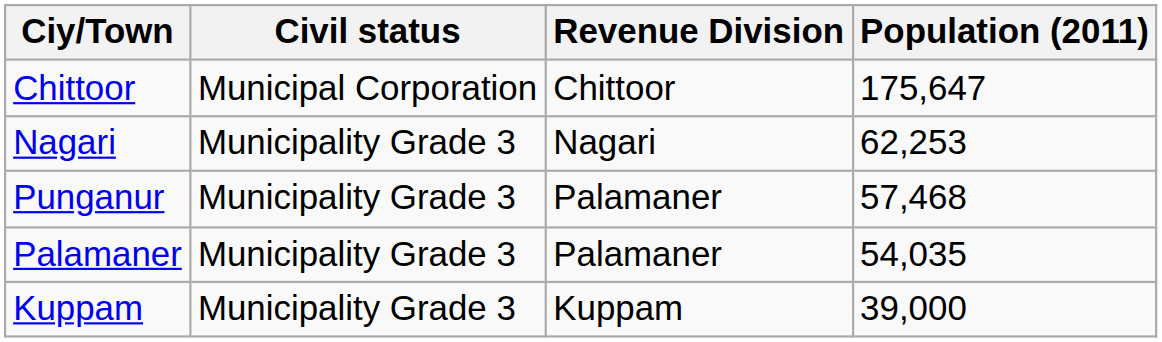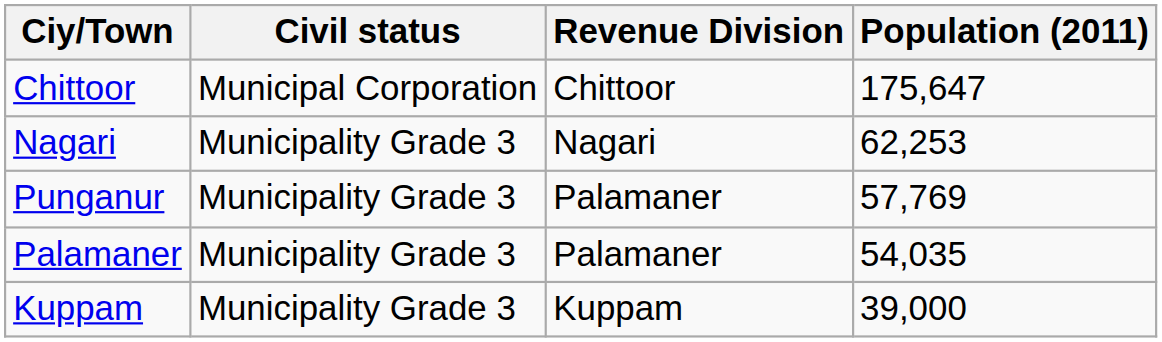(913, 198) 57,468 -> (913, 198) 57,769
